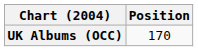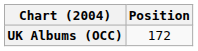(159, 36) 170 -> (159, 36) 172
